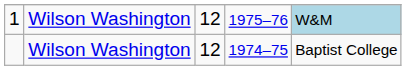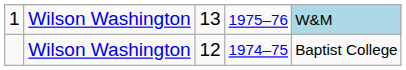(210, 19) 12 -> (210, 19) 13
